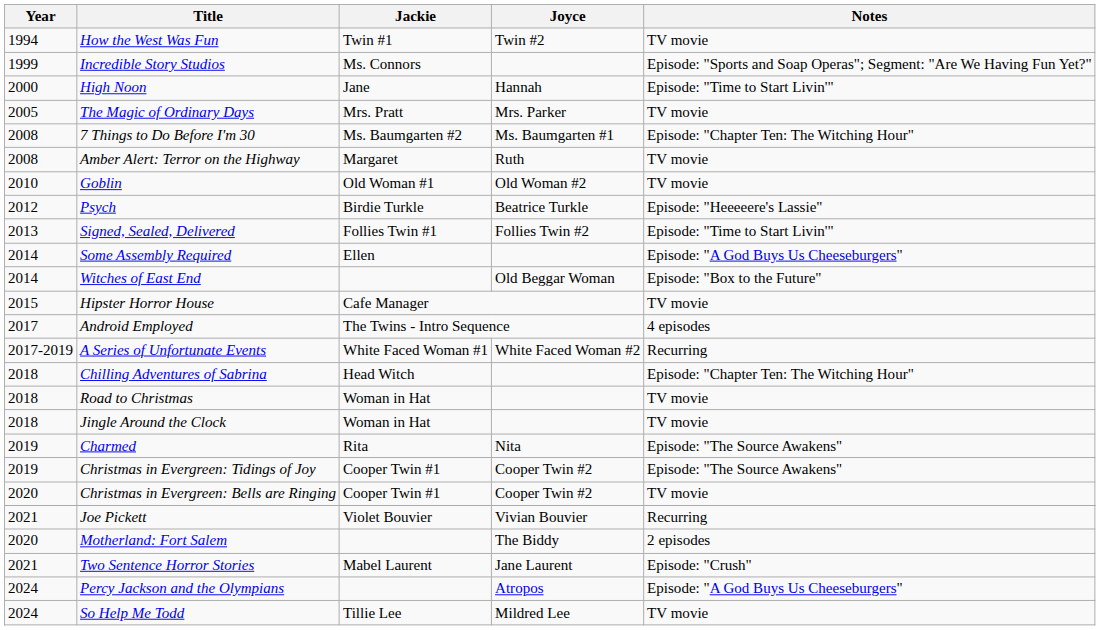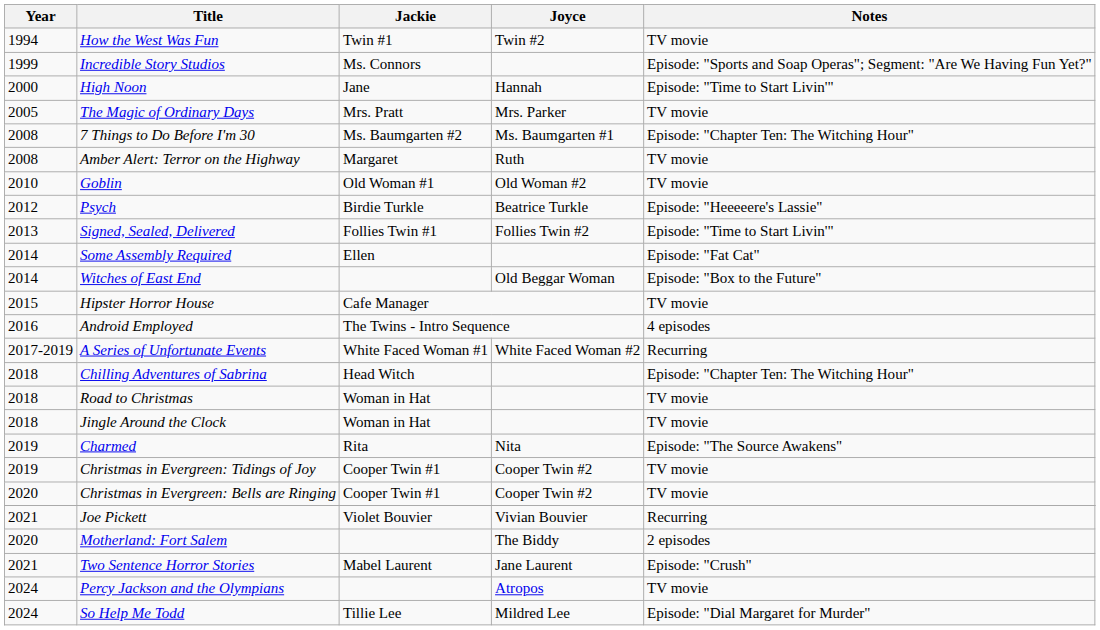(775, 254) Episode: "A God Buys Us Cheeseburgers" -> (703, 254) Episode: "Fat Cat"
(23, 326) 2017 -> (23, 326) 2016
(745, 469) Episode: "The Source Awakens" -> (678, 469) TV movie
(775, 588) Episode: "A God Buys Us Cheeseburgers" -> (678, 588) TV movie
(678, 612) TV movie -> (759, 612) Episode: "Dial Margaret for Murder"
